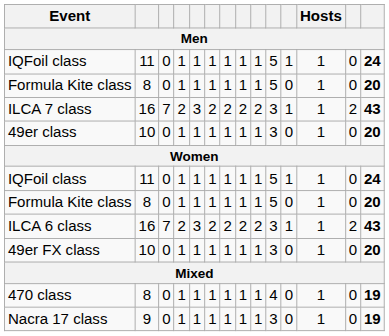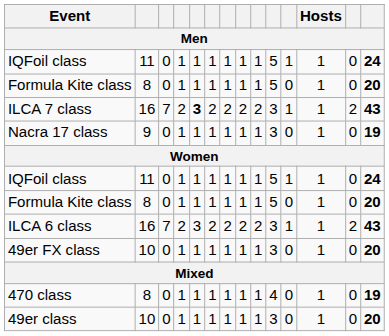(197, 109) normal -> (197, 109) bold
rows swapped: (42, 133) <-> (58, 319)
